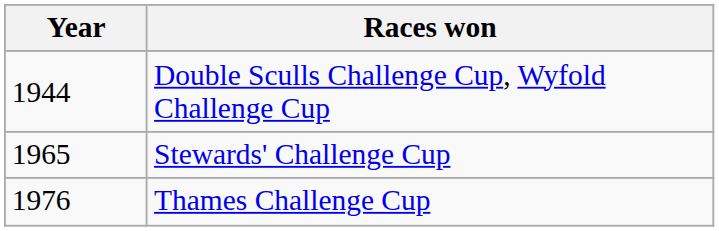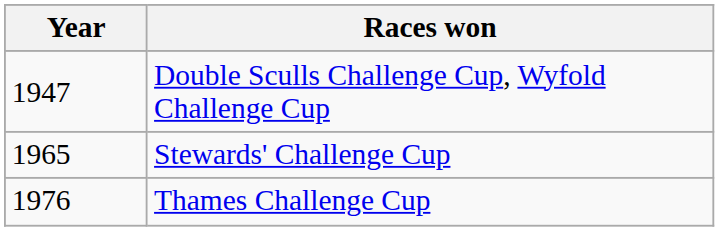(41, 91) 1944 -> (41, 91) 1947
